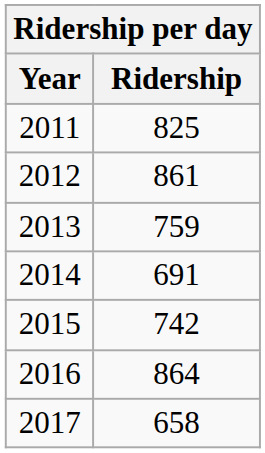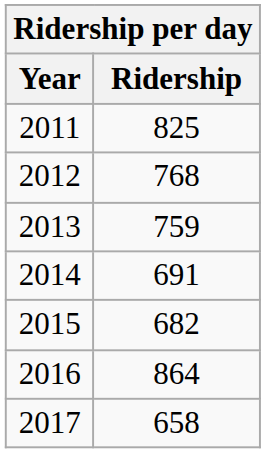(177, 176) 861 -> (177, 176) 768
(177, 324) 742 -> (177, 324) 682
